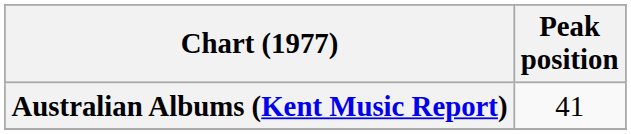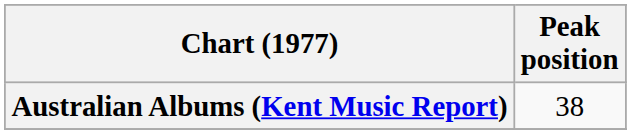(570, 105) 41 -> (570, 105) 38
